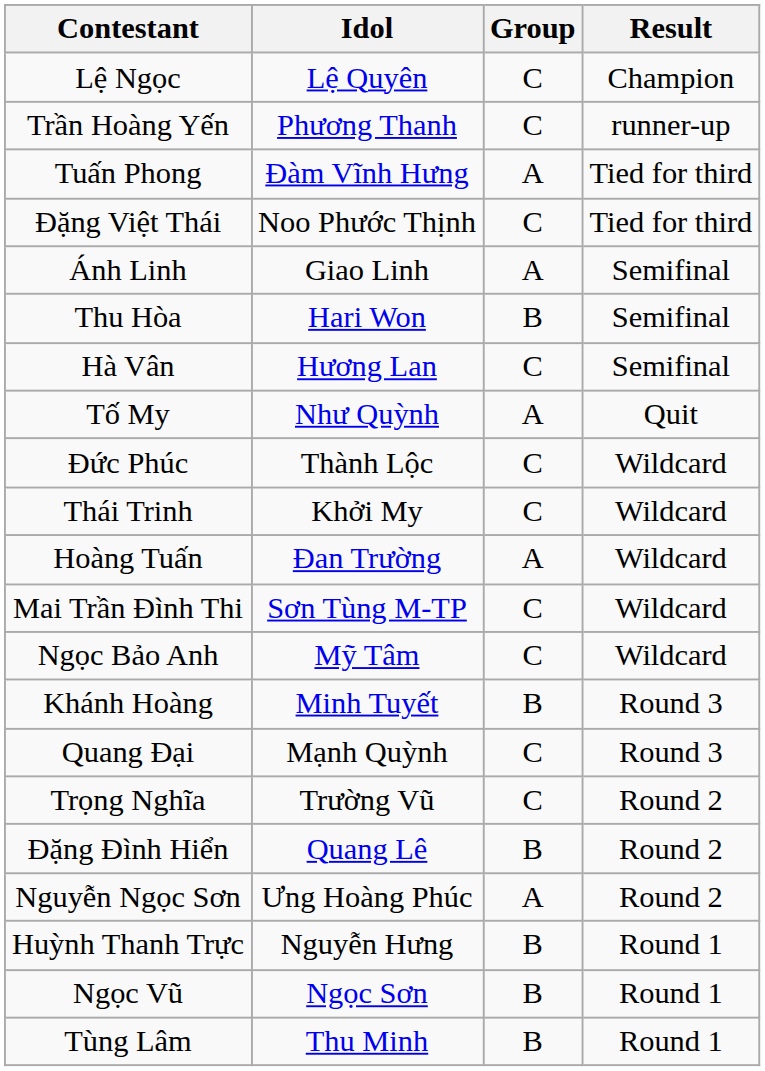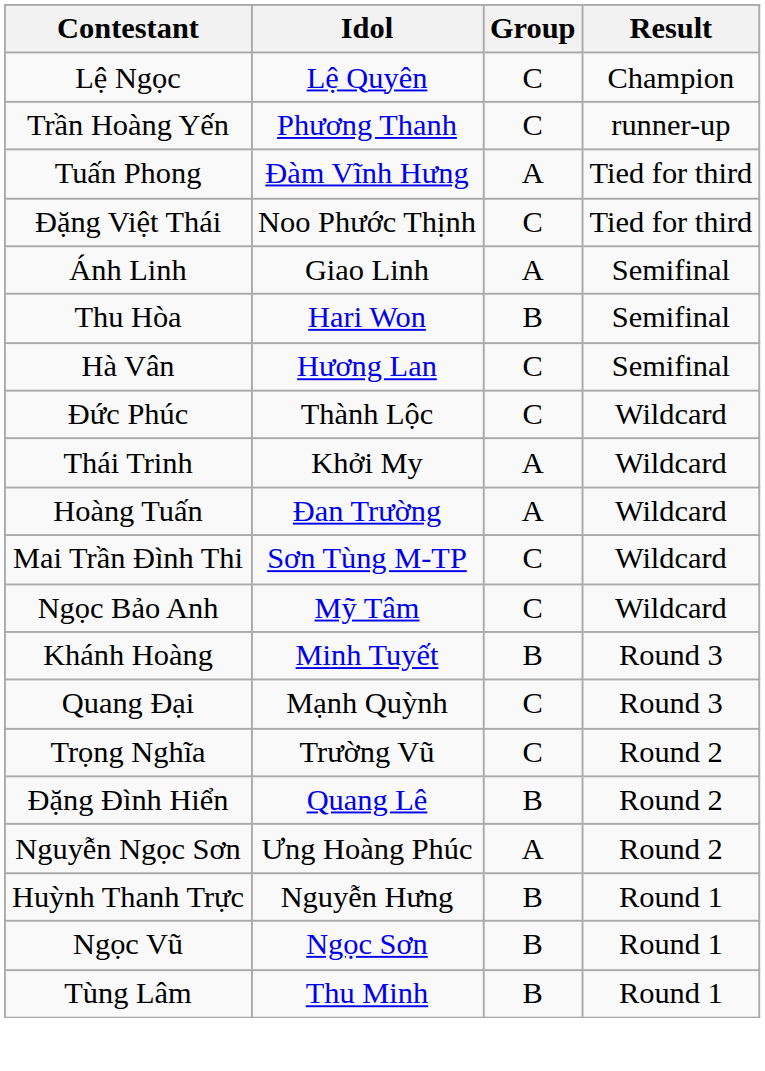- row: (128, 414)
(533, 510) C -> (533, 462) A
